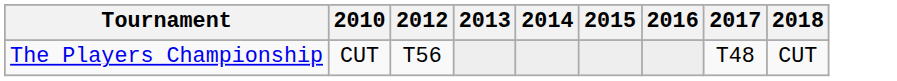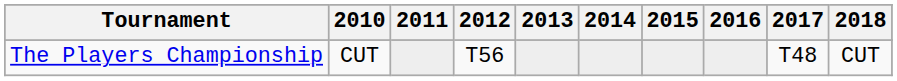+ column: (422, 23)
